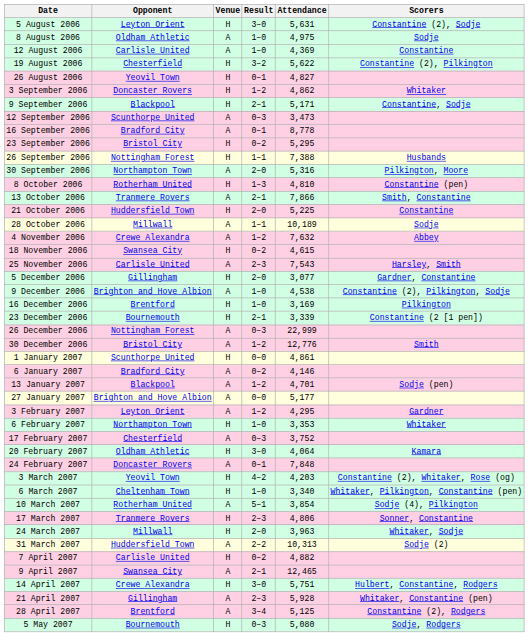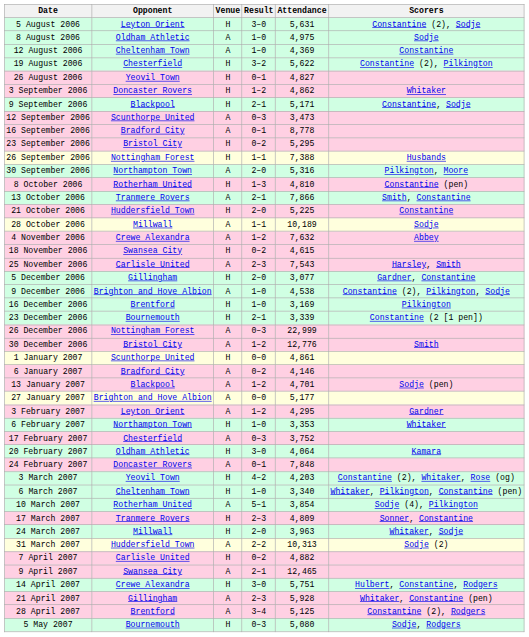(153, 51) Carlisle United -> (153, 51) Cheltenham Town
(302, 518) 4,806 -> (302, 518) 4,809
